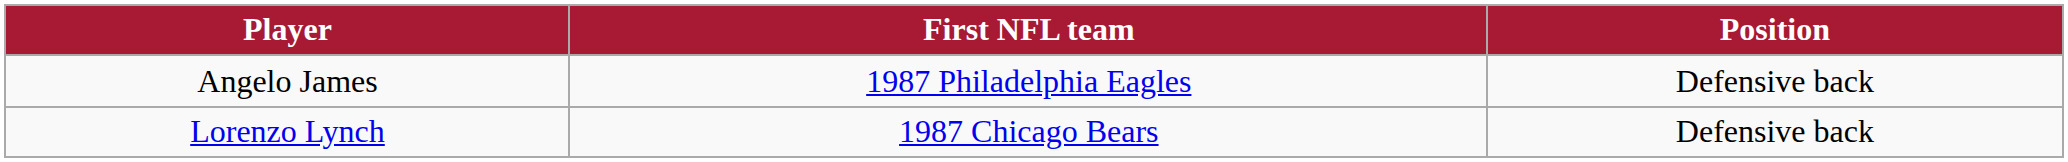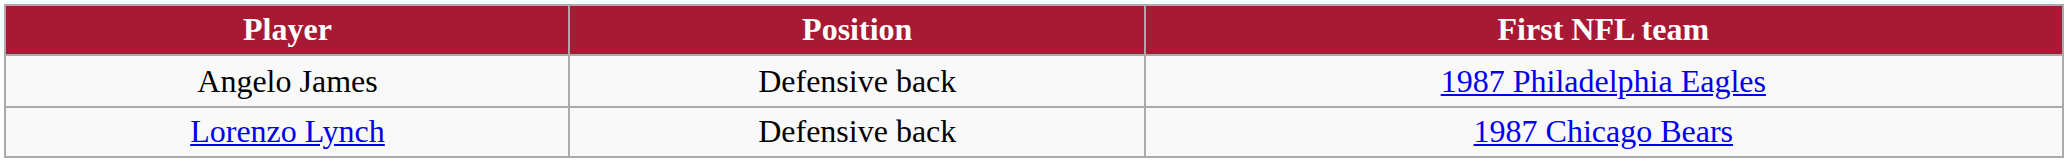columns swapped: (1775, 29) <-> (1029, 29)
